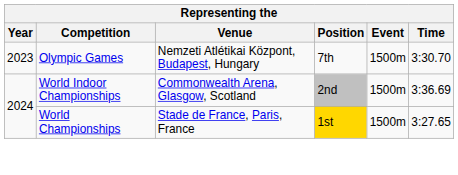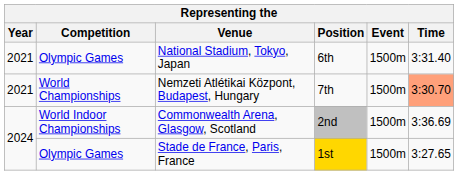+ row: (223, 58)
(20, 58) 2023 -> (20, 90) 2021
(81, 58) Olympic Games -> (80, 90) World Championships
(431, 58) no background -> (431, 90) lightsalmon background
(80, 122) World Championships -> (81, 154) Olympic Games
